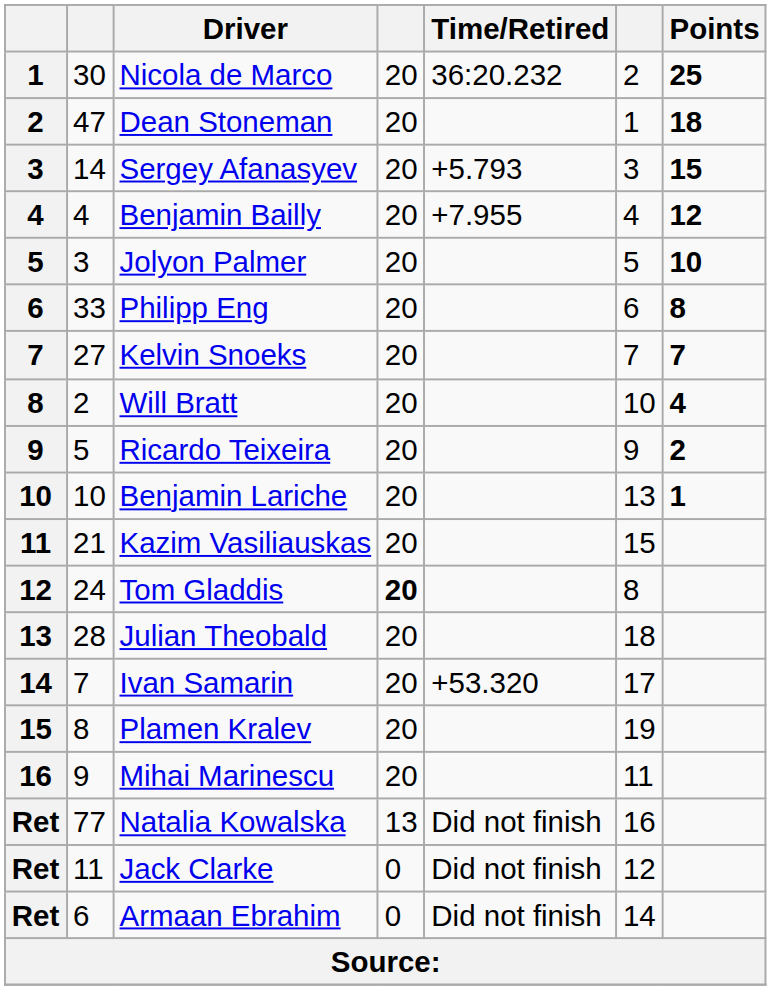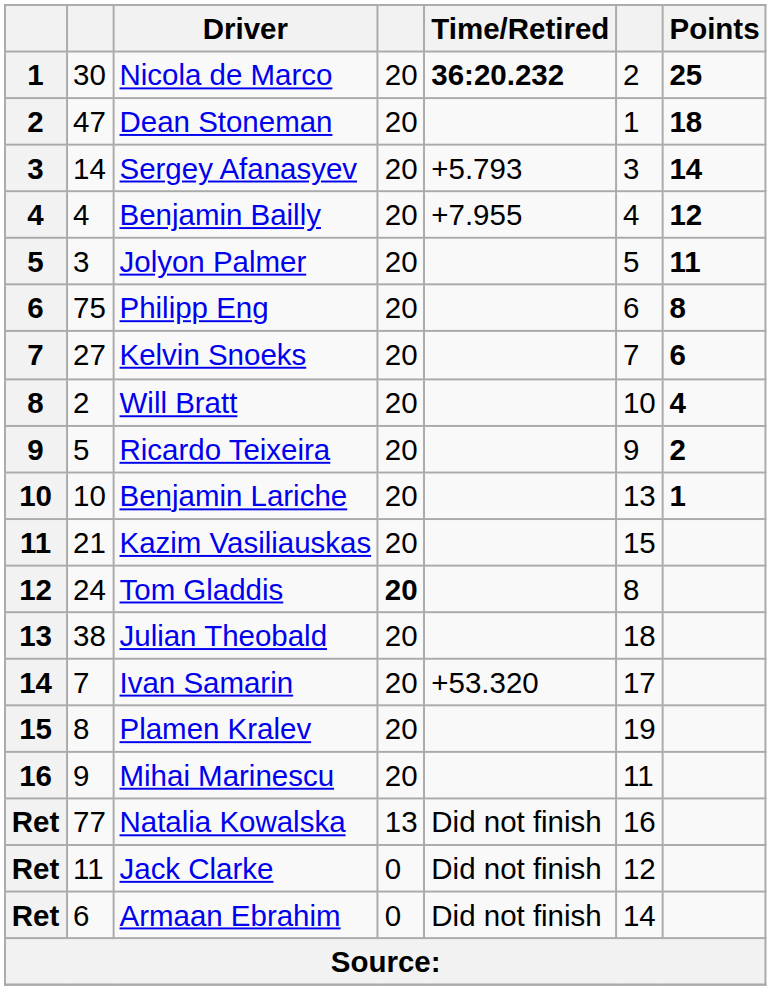(497, 75) normal -> (498, 75) bold
(686, 169) 15 -> (686, 169) 14
(686, 262) 10 -> (685, 262) 11
(89, 309) 33 -> (89, 309) 75
(678, 355) 7 -> (678, 355) 6
(89, 635) 28 -> (89, 635) 38
